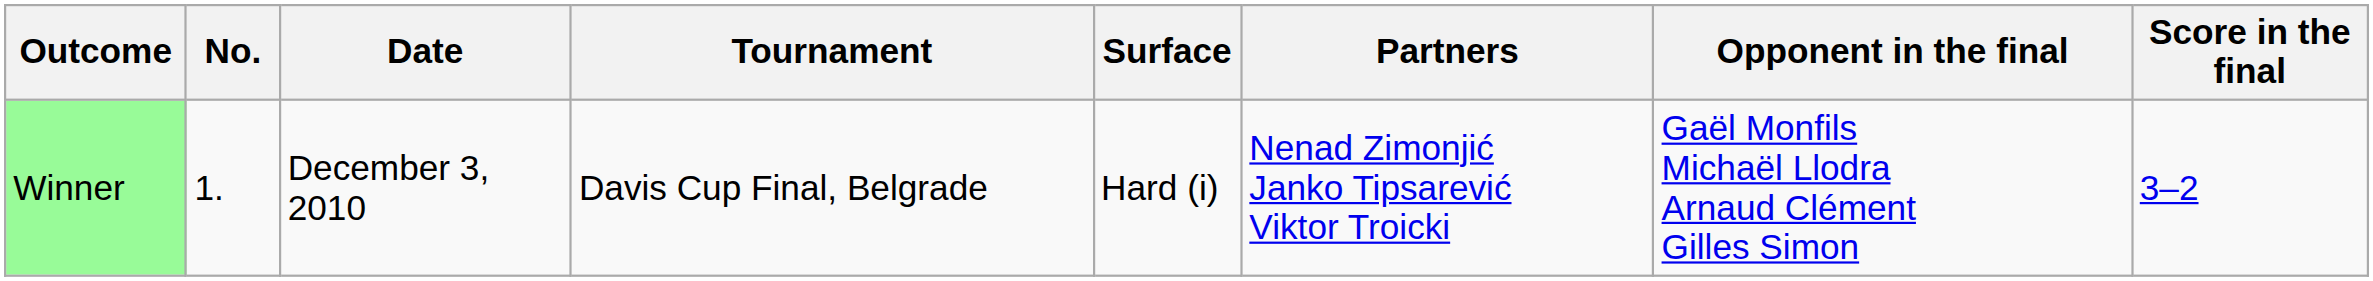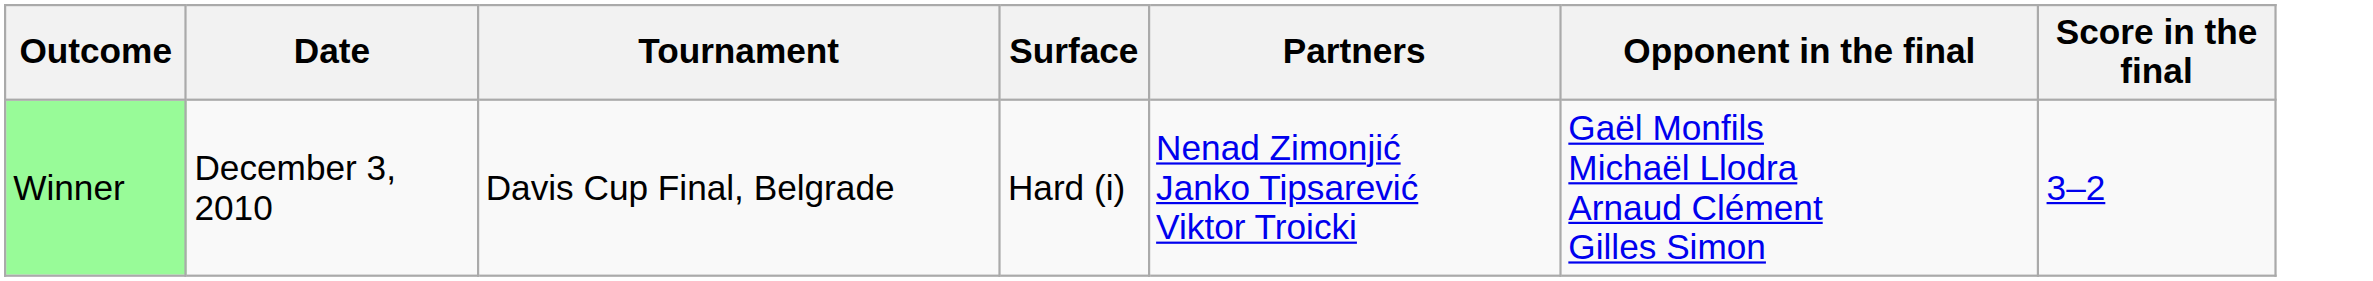- column: (233, 52)
